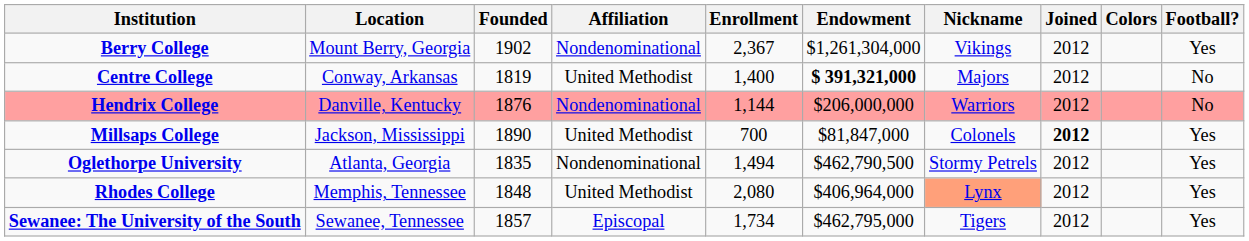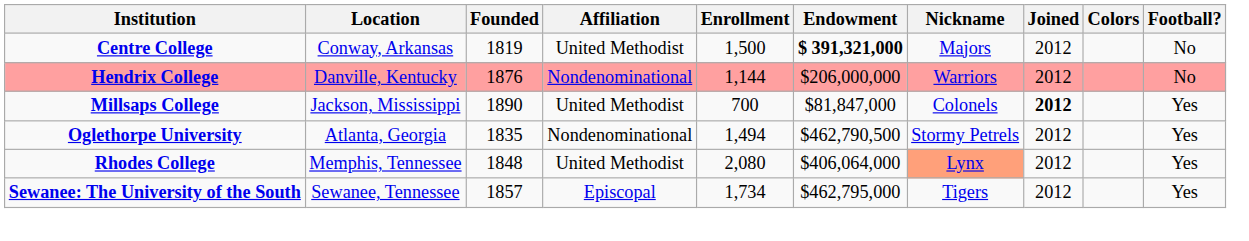- row: (155, 47)
(754, 76) 1,400 -> (745, 47) 1,500
(864, 192) $406,964,000 -> (850, 163) $406,064,000
